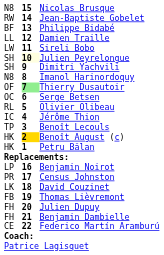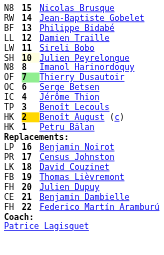- row: (79, 68)
- row: (77, 107)
(9, 217) FH -> (9, 197) CE
(9, 227) CE -> (9, 207) FH
